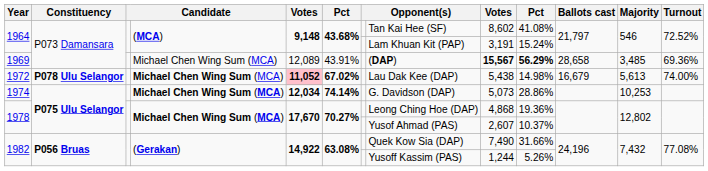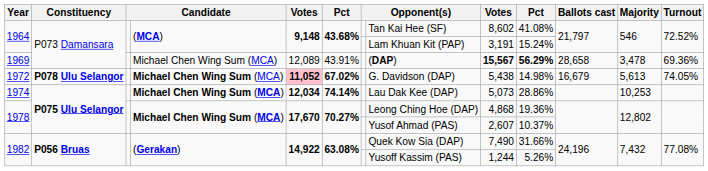(633, 61) 3,485 -> (633, 61) 3,478
(413, 77) Lau Dak Kee (DAP) -> (412, 77) G. Davidson (DAP)
(681, 77) 74.00% -> (681, 77) 74.05%
(412, 93) G. Davidson (DAP) -> (413, 93) Lau Dak Kee (DAP)
